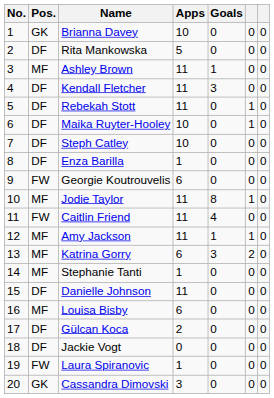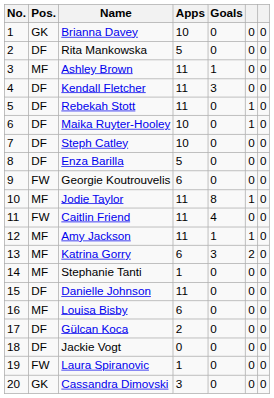(179, 161) 1 -> (179, 161) 5
